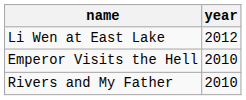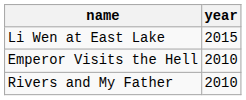(221, 38) 2012 -> (221, 38) 2015
